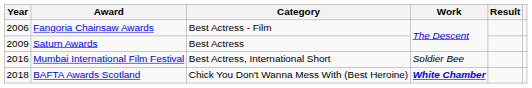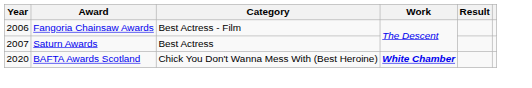(18, 43) 2009 -> (18, 43) 2007
- row: (109, 59)
(18, 75) 2018 -> (18, 59) 2020
